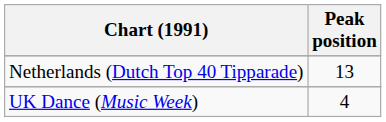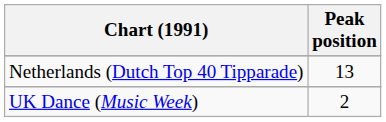(344, 101) 4 -> (344, 101) 2
